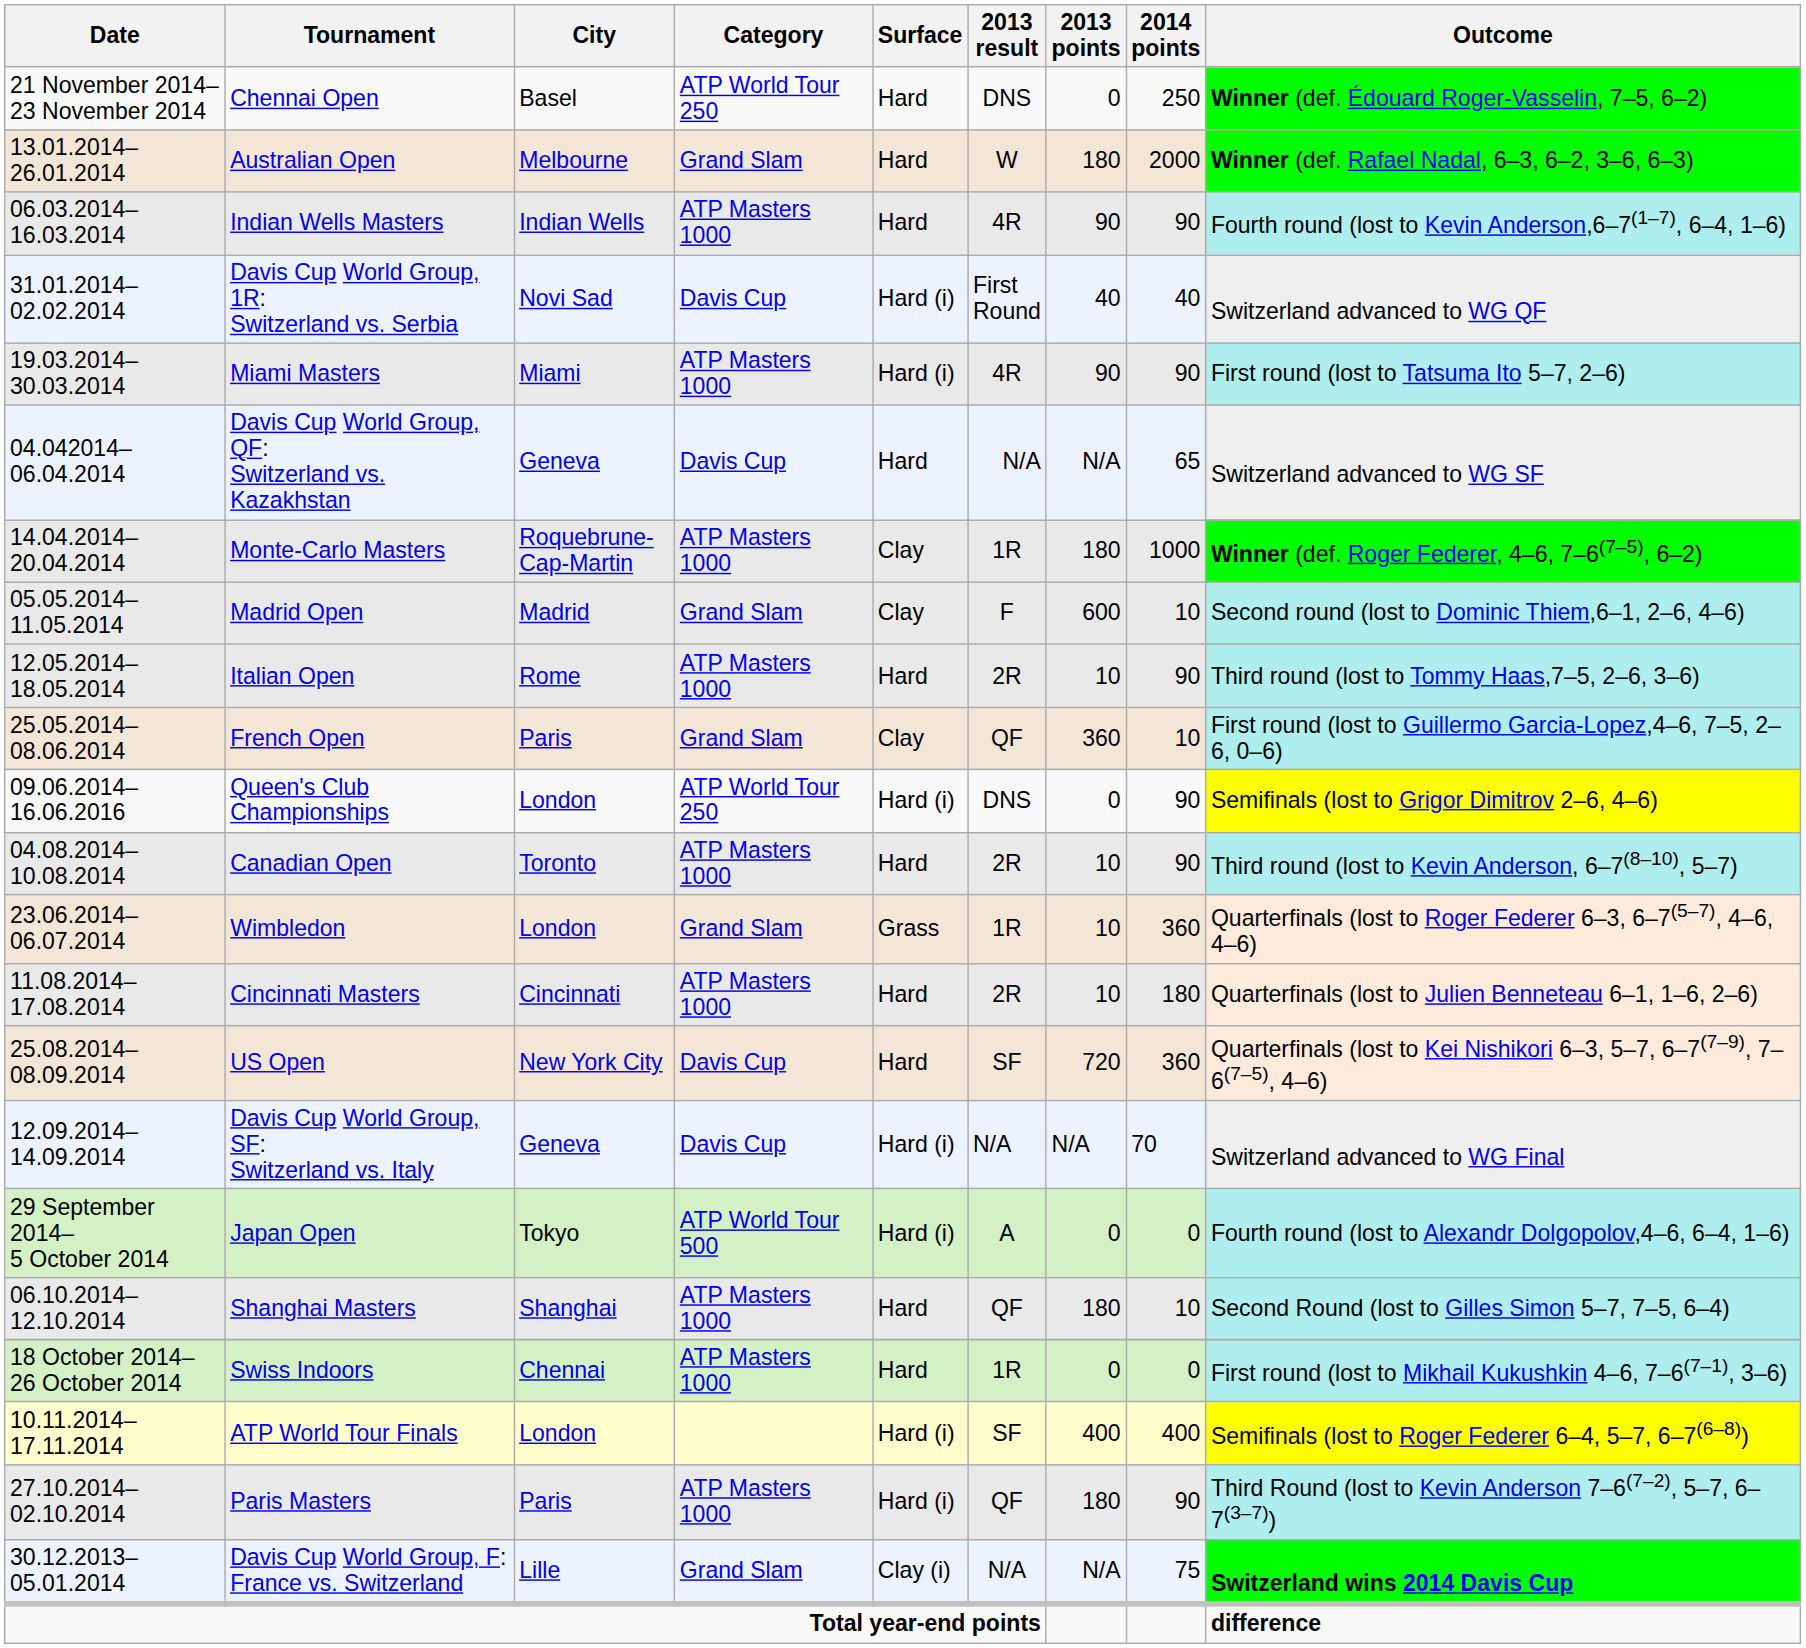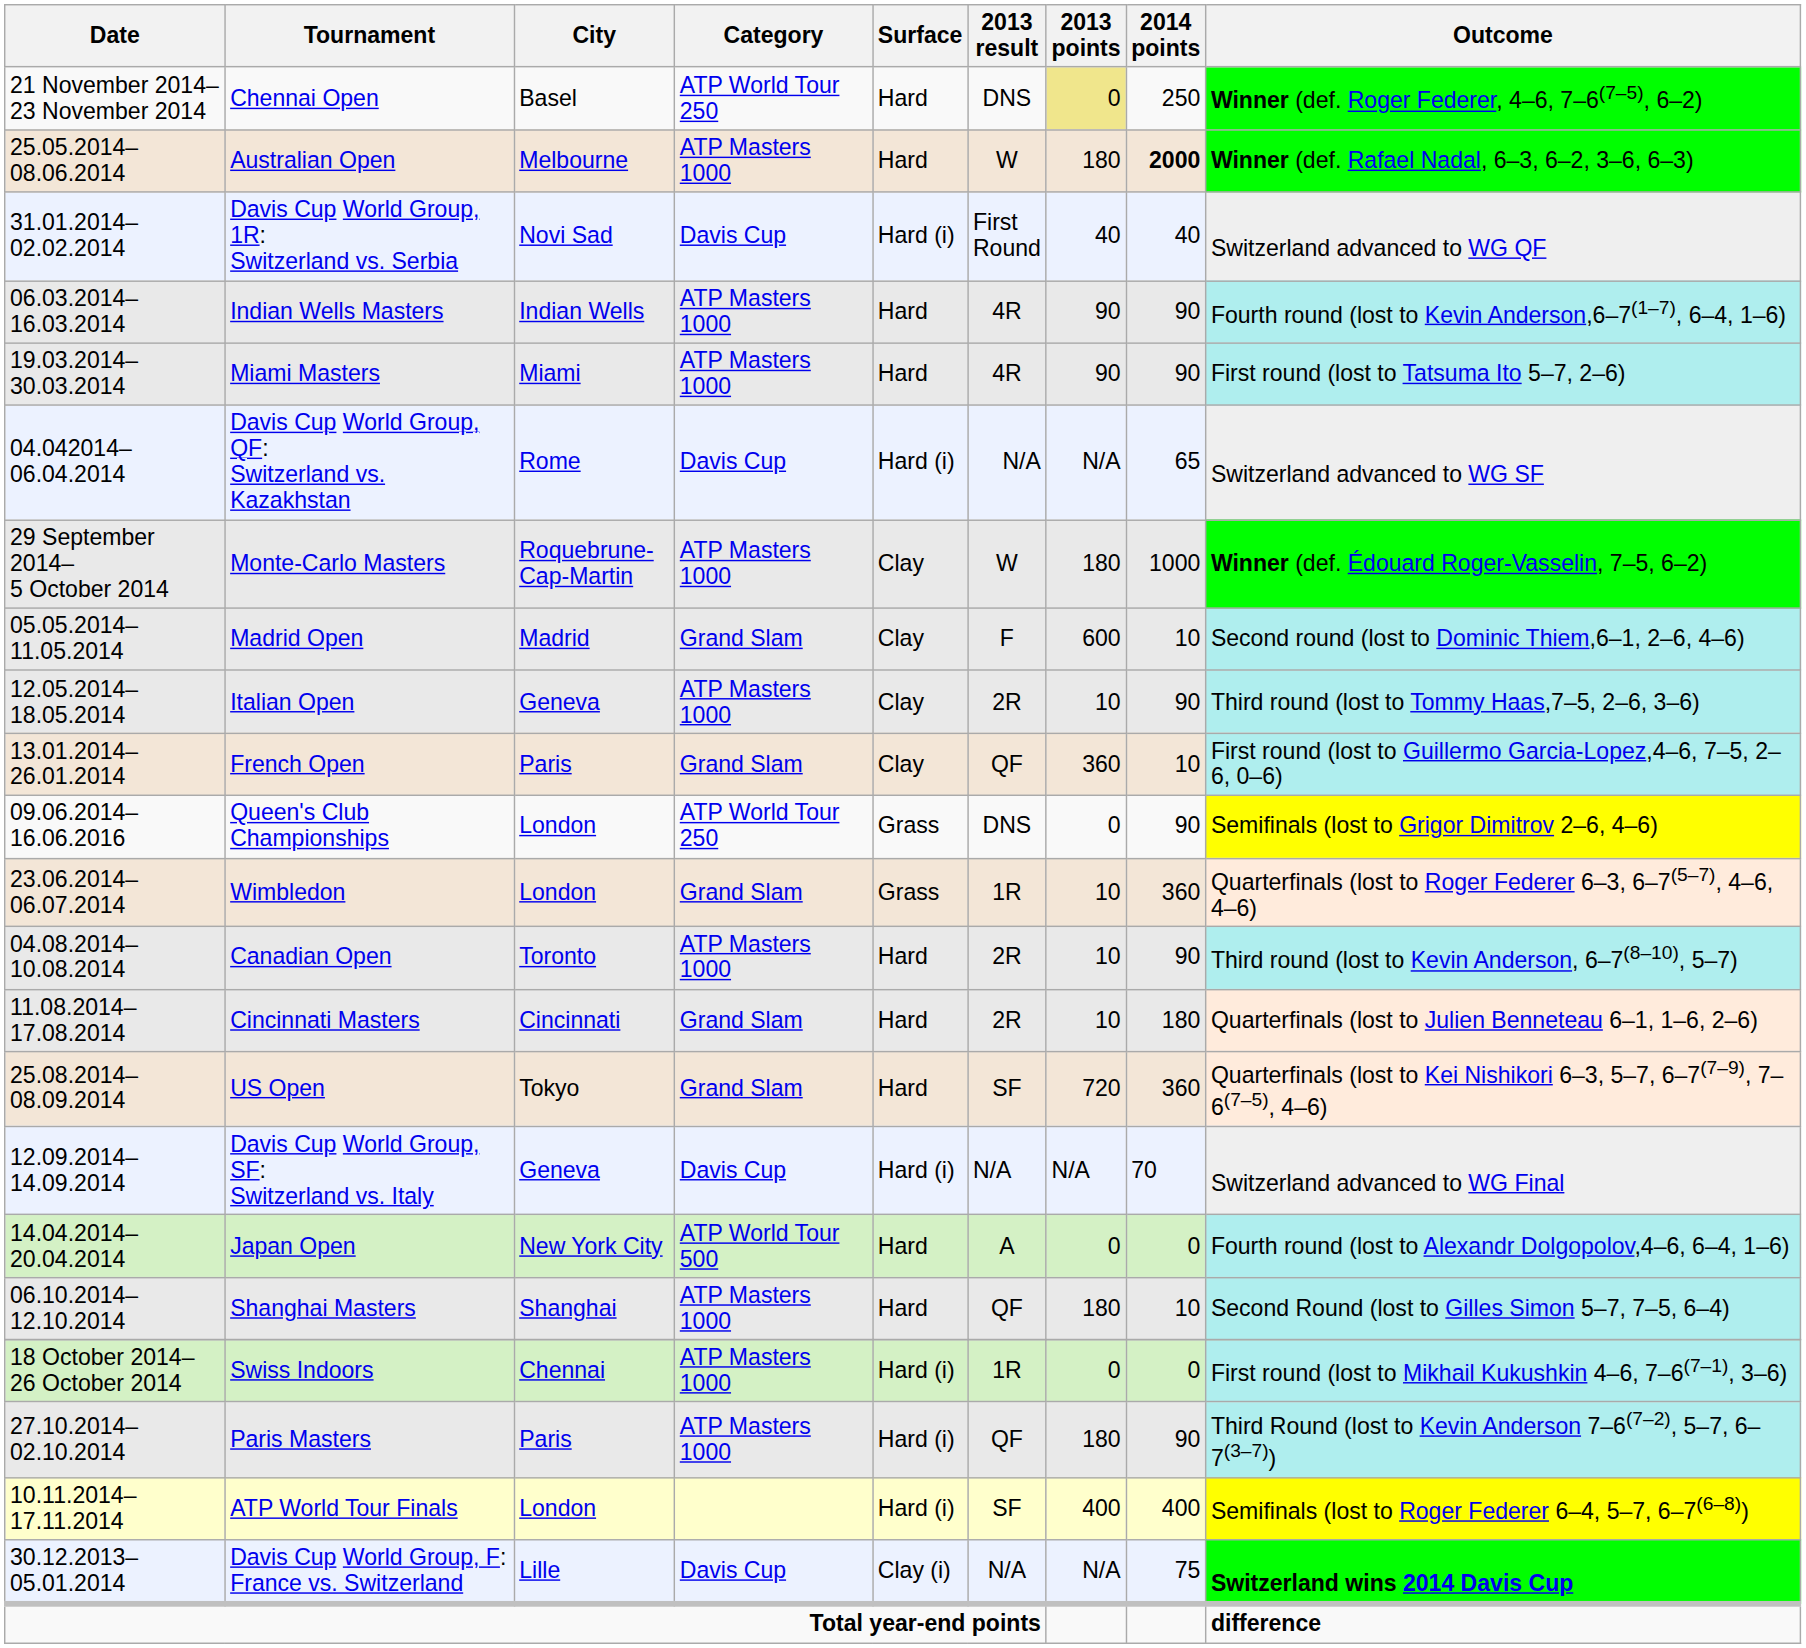(1114, 98) no background -> (1114, 98) khaki background
(1459, 98) Winner (def. Édouard Roger-Vasselin, 7–5, 6–2) -> (1457, 98) Winner (def. Roger Federer, 4–6, 7–6(7–5), 6–2)
(74, 160) 13.01.2014–26.01.2014 -> (74, 160) 25.05.2014–08.06.2014
(741, 160) Grand Slam -> (745, 160) ATP Masters 1000
(1175, 160) normal -> (1175, 160) bold
rows swapped: (355, 298) <-> (337, 223)
(916, 373) Hard (i) -> (903, 373) Hard
(560, 462) Geneva -> (550, 462) Rome
(903, 462) Hard -> (916, 462) Hard (i)
(74, 550) 14.04.2014–20.04.2014 -> (89, 563) 29 September 2014– 5 October 2014
(1007, 550) 1R -> (1007, 563) W
(1457, 550) Winner (def. Roger Federer, 4–6, 7–6(7–5), 6–2) -> (1459, 563) Winner (def. Édouard Roger-Vasselin, 7–5, 6–2)
(550, 675) Rome -> (560, 701) Geneva
(903, 675) Hard -> (901, 701) Clay
(74, 738) 25.05.2014–08.06.2014 -> (74, 764) 13.01.2014–26.01.2014
(916, 800) Hard (i) -> (909, 826) Grass
rows swapped: (288, 928) <-> (311, 863)
(745, 994) ATP Masters 1000 -> (741, 1020) Grand Slam
(591, 1062) New York City -> (549, 1088) Tokyo
(733, 1062) Davis Cup -> (741, 1088) Grand Slam
(89, 1232) 29 September 2014– 5 October 2014 -> (74, 1245) 14.04.2014–20.04.2014
(549, 1232) Tokyo -> (591, 1245) New York City
(916, 1232) Hard (i) -> (903, 1245) Hard
(903, 1370) Hard -> (916, 1370) Hard (i)
rows swapped: (301, 1501) <-> (344, 1433)
(741, 1570) Grand Slam -> (733, 1570) Davis Cup
